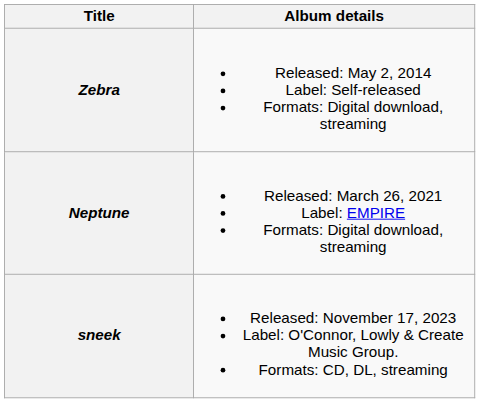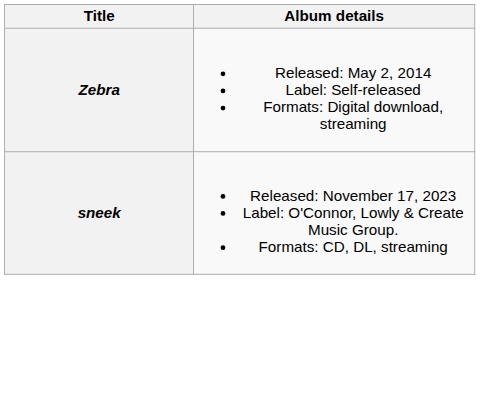- row: (99, 212)
